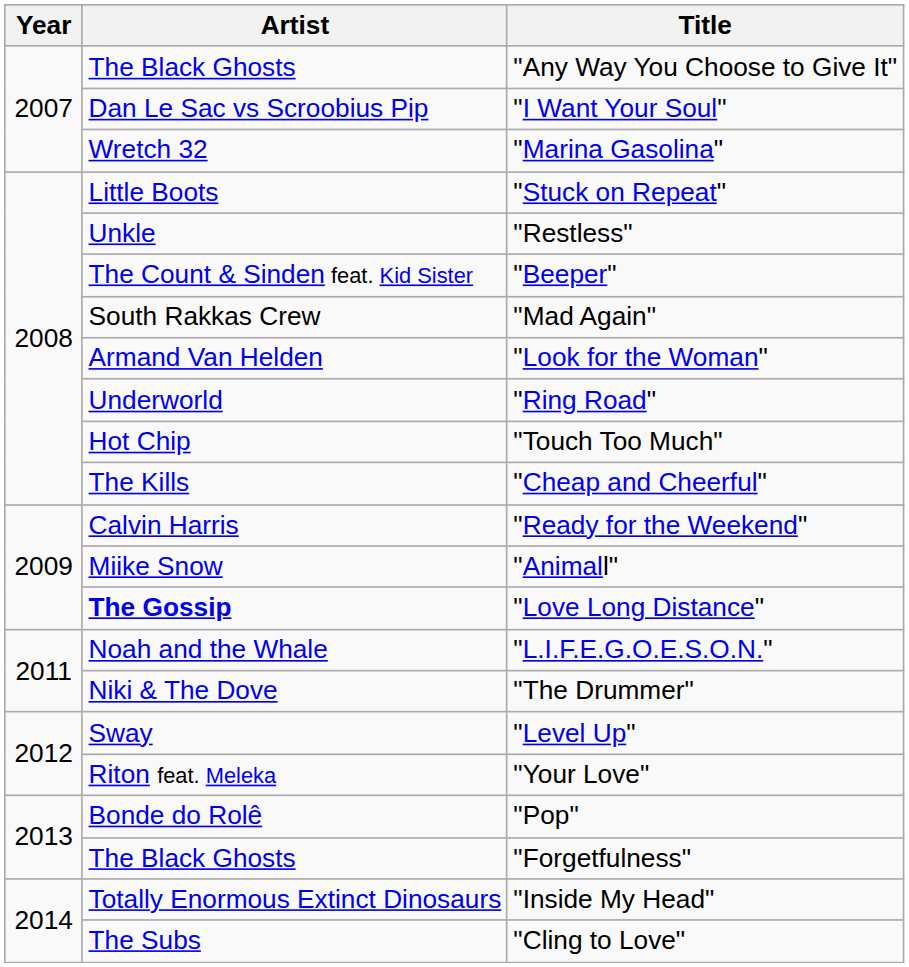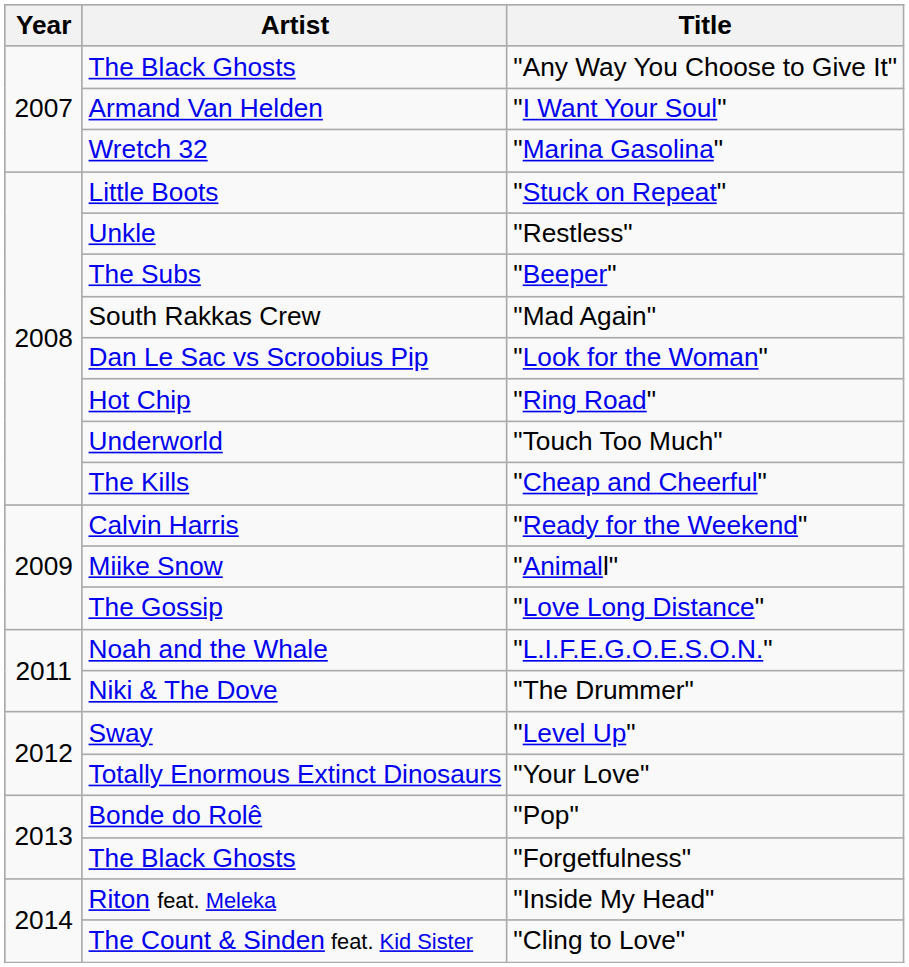(258, 108) Dan Le Sac vs Scroobius Pip -> (206, 108) Armand Van Helden
(281, 274) The Count & Sinden feat. Kid Sister -> (145, 274) The Subs
(206, 358) Armand Van Helden -> (258, 358) Dan Le Sac vs Scroobius Pip
(156, 399) Underworld -> (140, 399) Hot Chip
(140, 441) Hot Chip -> (156, 441) Underworld
(160, 607) bold -> (156, 607) normal
(182, 774) Riton feat. Meleka -> (295, 774) Totally Enormous Extinct Dinosaurs
(295, 899) Totally Enormous Extinct Dinosaurs -> (182, 899) Riton feat. Meleka
(145, 940) The Subs -> (281, 940) The Count & Sinden feat. Kid Sister
